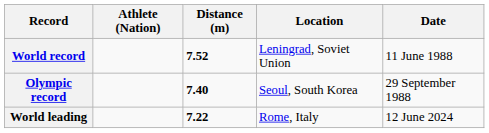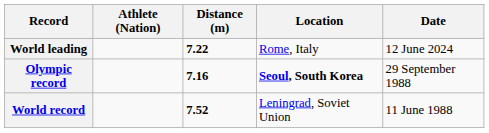rows swapped: (49, 55) <-> (49, 117)
(197, 90) 7.40 -> (197, 75) 7.16
(308, 90) normal -> (311, 75) bold
